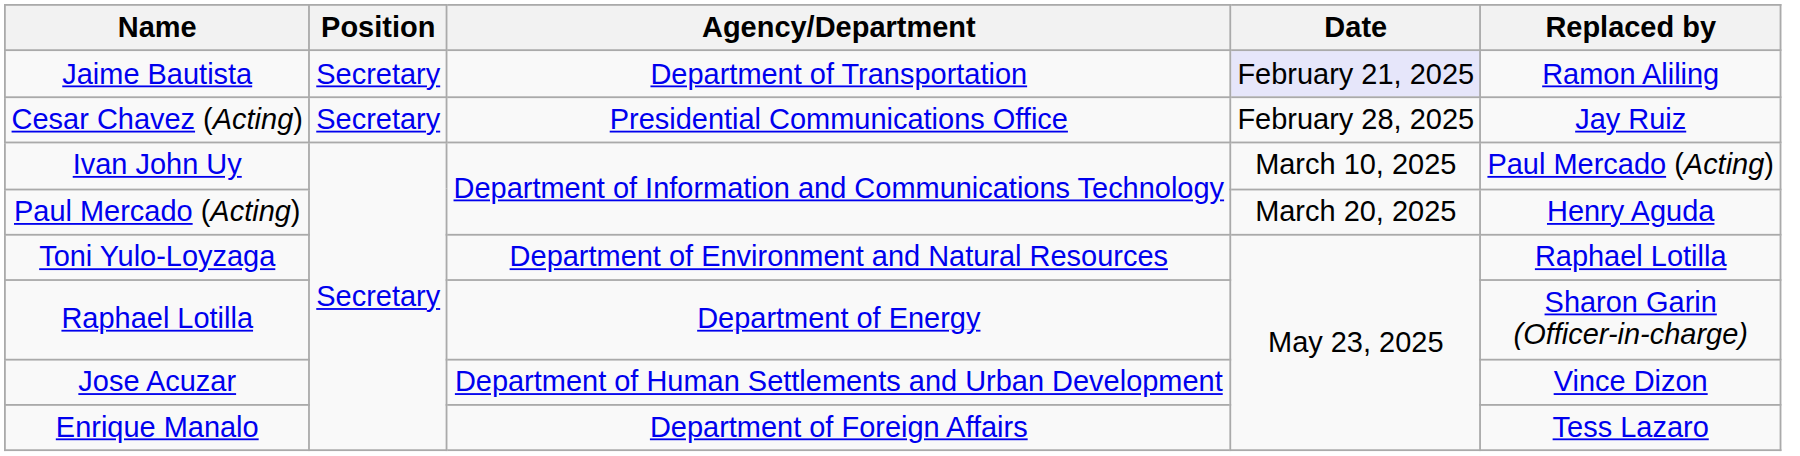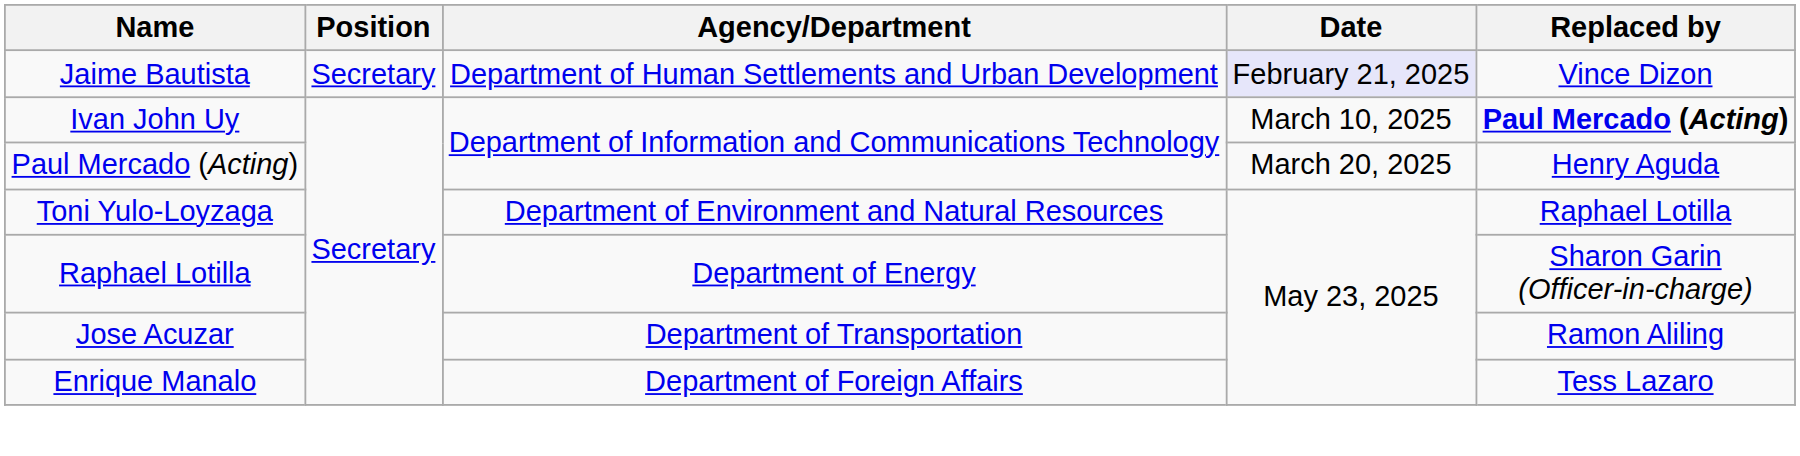(839, 73) Department of Transportation -> (834, 73) Department of Human Settlements and Urban Development
(1631, 73) Ramon Aliling -> (1635, 73) Vince Dizon
- row: (157, 119)
(1631, 165) normal -> (1636, 119) bold
(839, 381) Department of Human Settlements and Urban Development -> (834, 335) Department of Transportation
(1631, 381) Vince Dizon -> (1636, 335) Ramon Aliling
